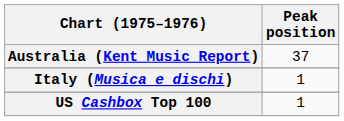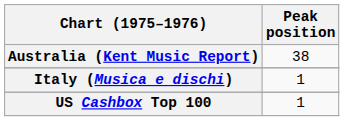(301, 56) 37 -> (301, 56) 38
